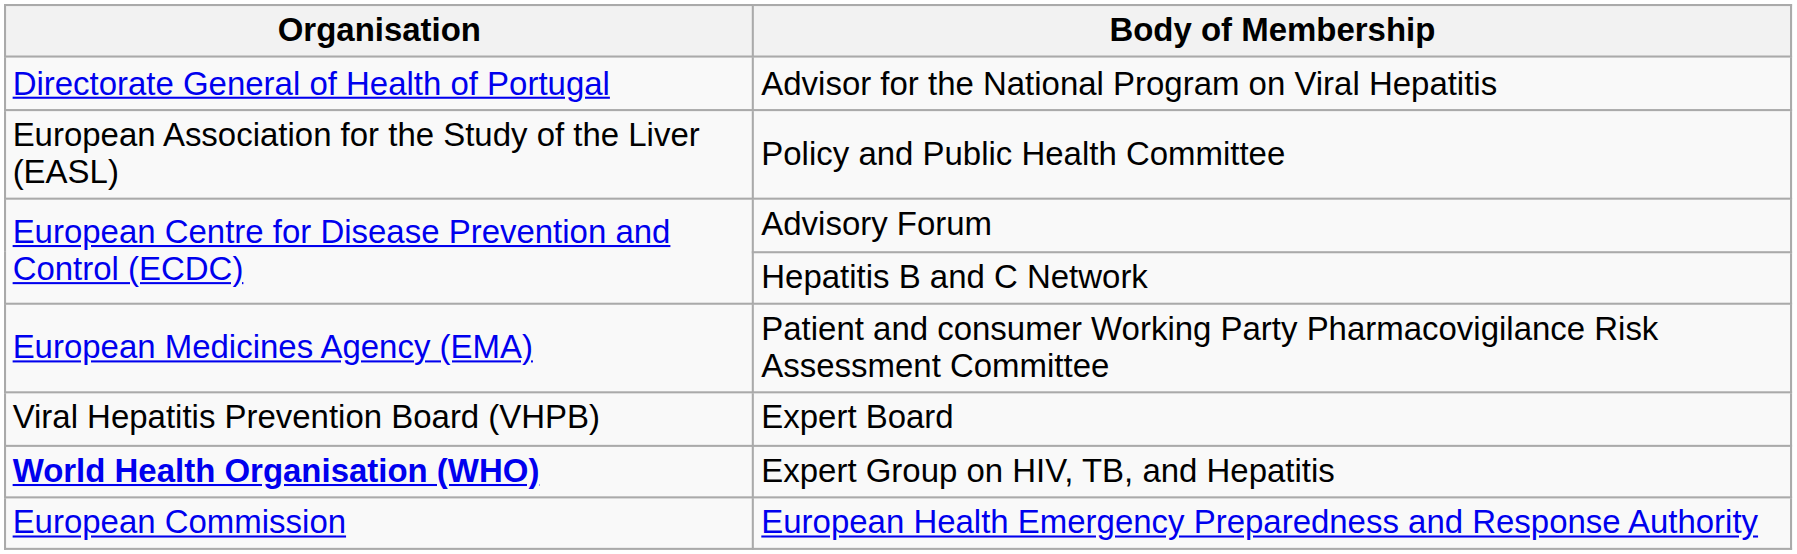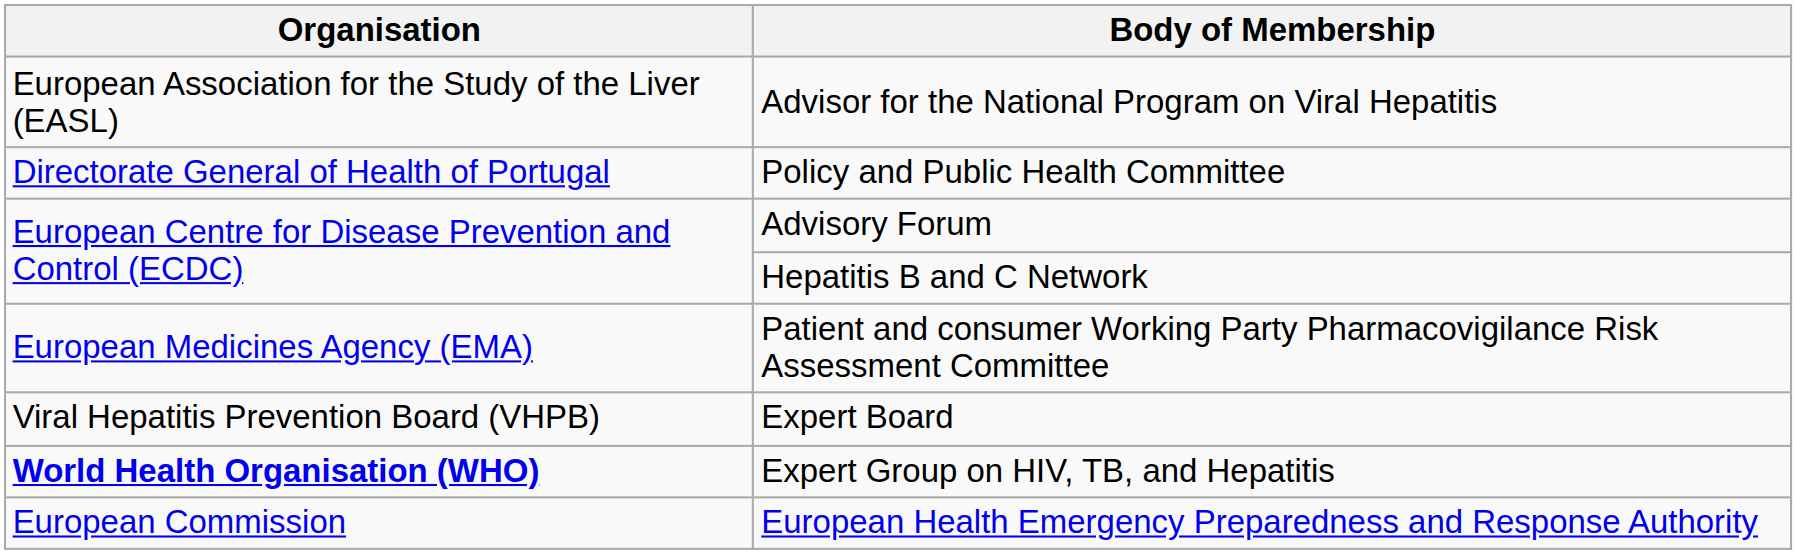(311, 82) Directorate General of Health of Portugal -> (356, 101) European Association for the Study of the Liver (EASL)
(356, 153) European Association for the Study of the Liver (EASL) -> (311, 172) Directorate General of Health of Portugal
